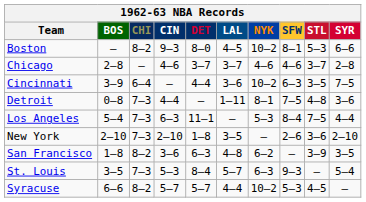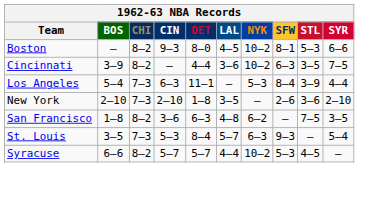- row: (30, 66)
(141, 84) 6–4 -> (141, 66) 8–2
- row: (30, 101)
(317, 119) 7–5 -> (310, 84) 3–9
(317, 154) 3–9 -> (310, 119) 7–5
